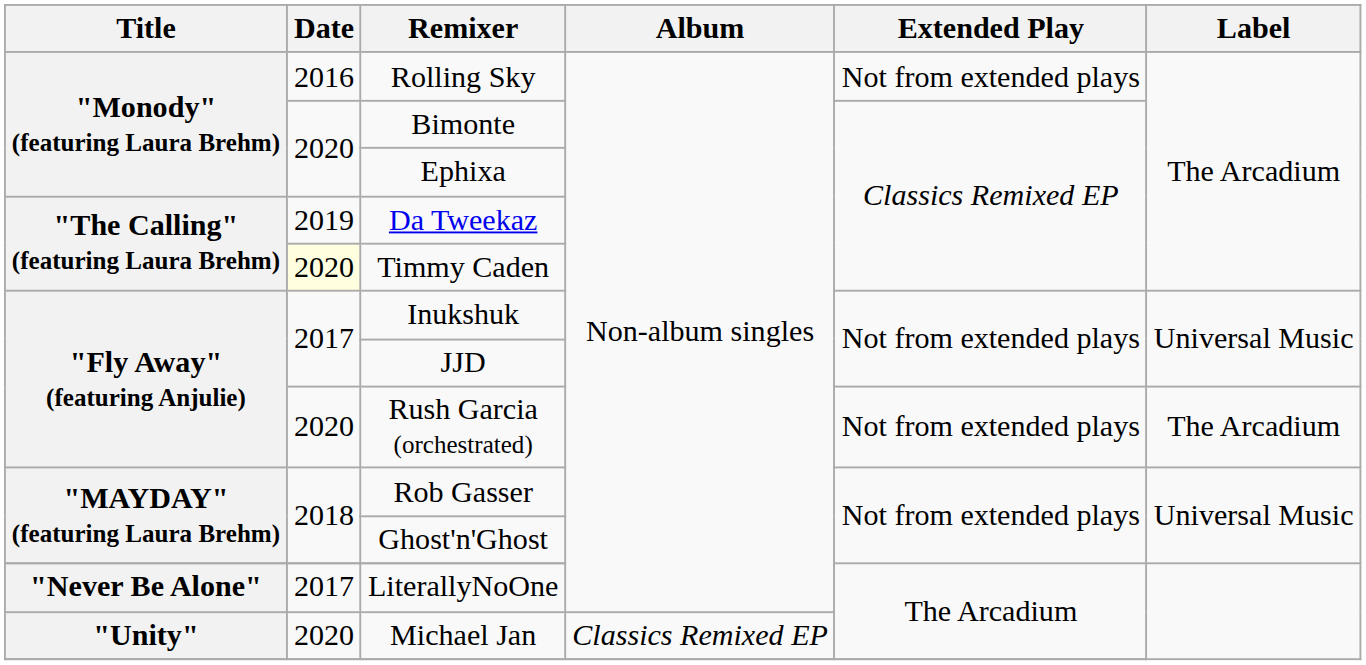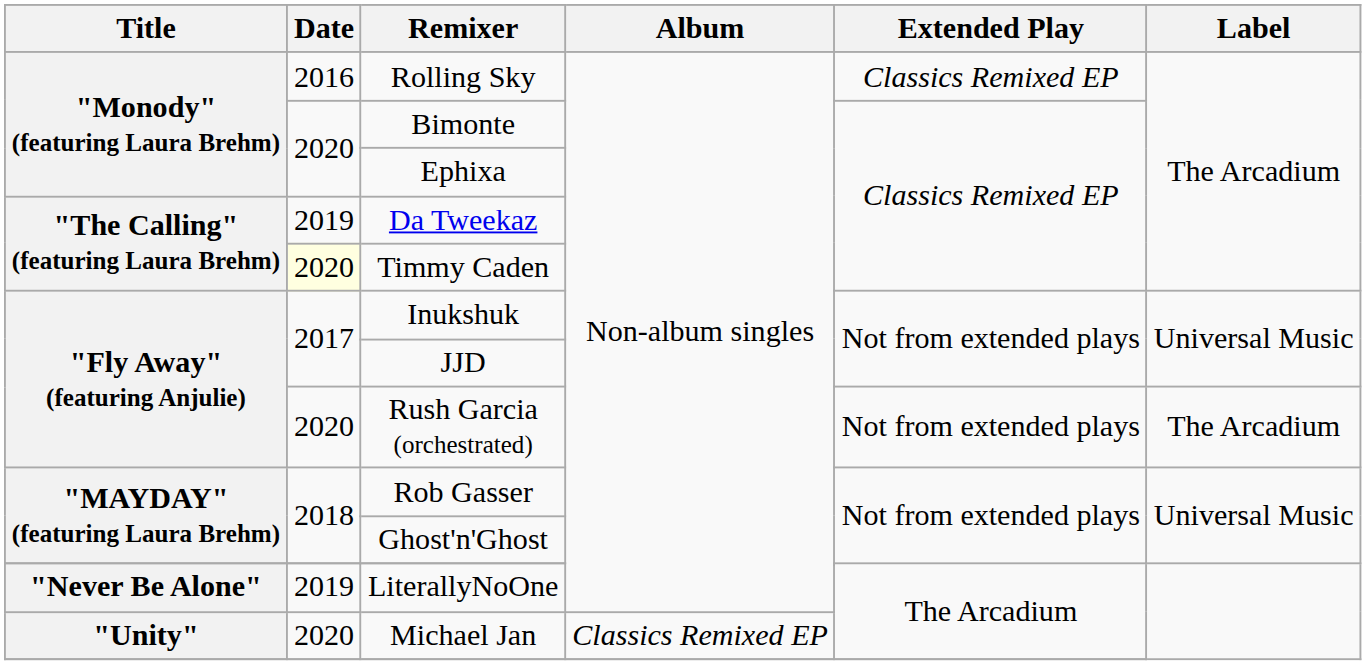(991, 76) Not from extended plays -> (991, 76) Classics Remixed EP
(324, 586) 2017 -> (324, 586) 2019
